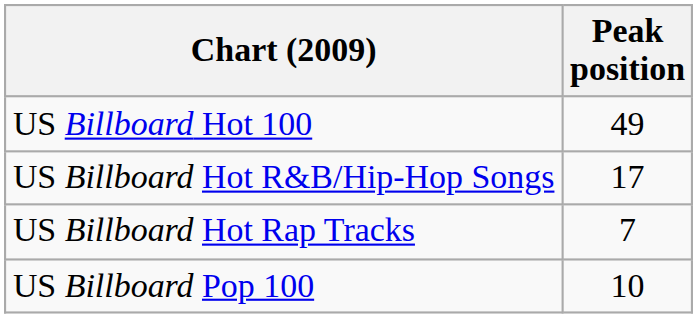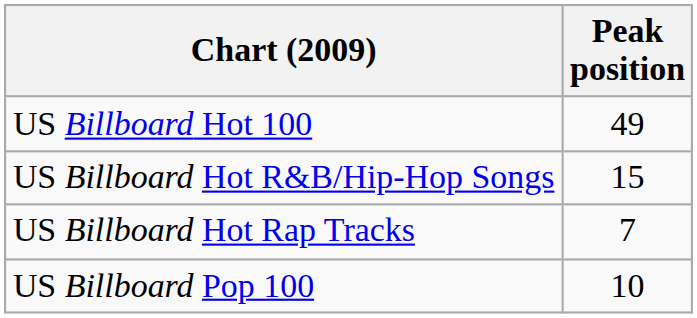(628, 177) 17 -> (628, 177) 15
